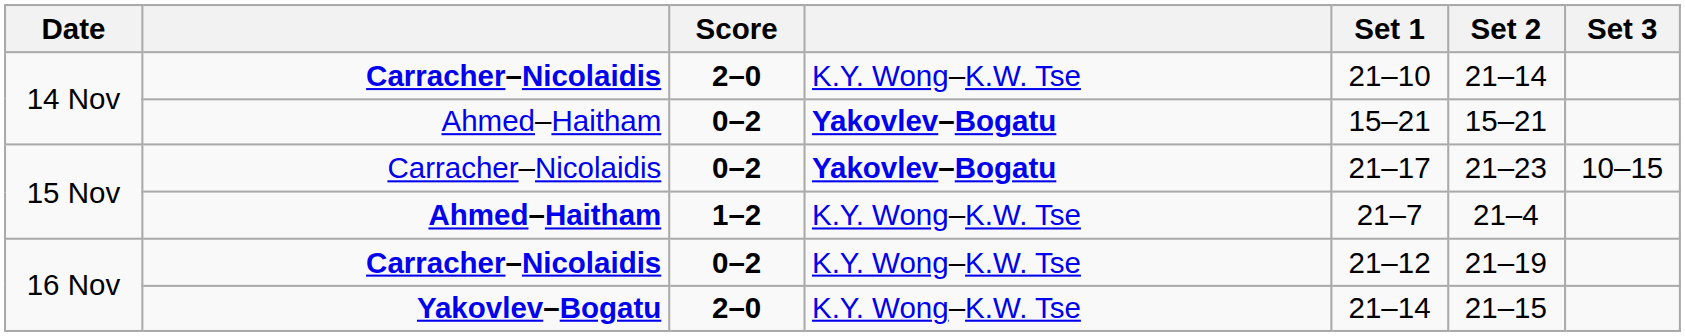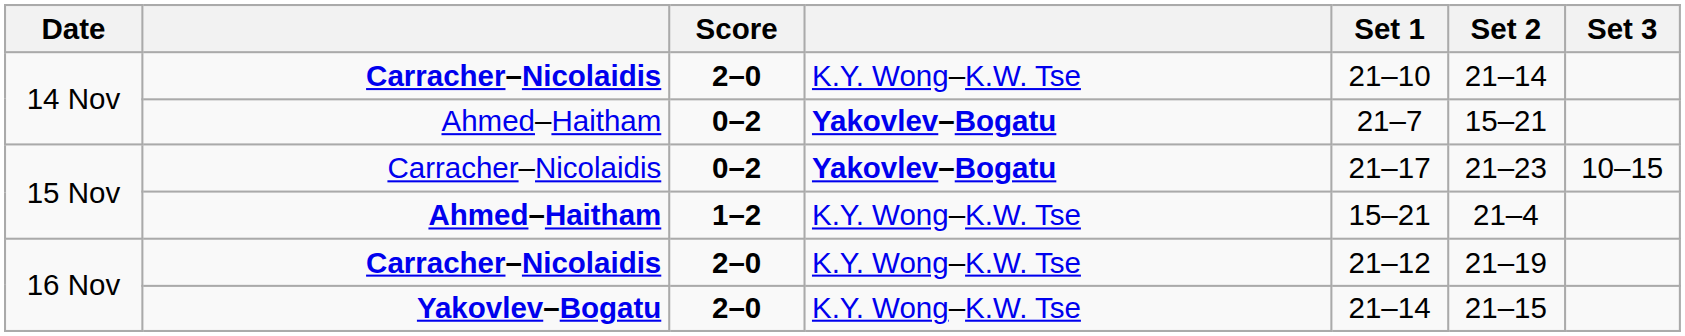(1390, 122) 15–21 -> (1390, 122) 21–7
(1390, 215) 21–7 -> (1390, 215) 15–21
(737, 262) 0–2 -> (737, 262) 2–0
